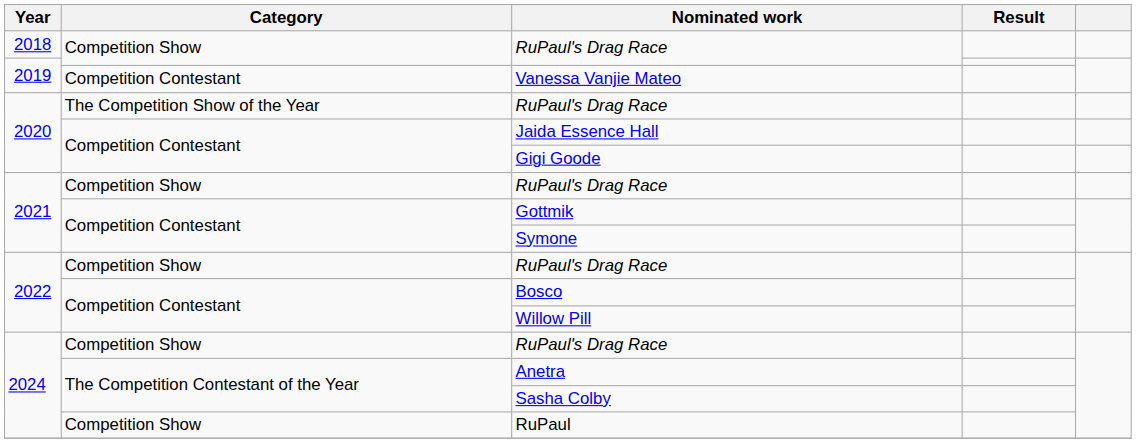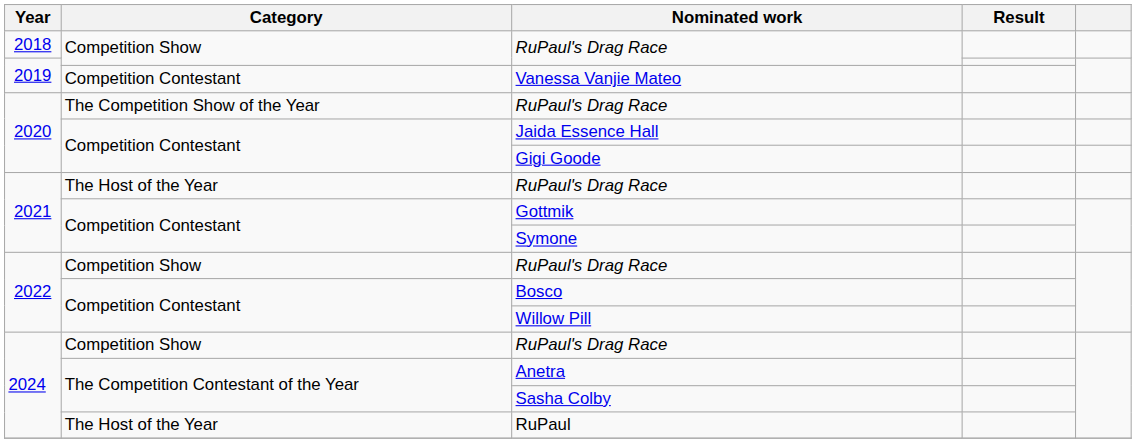(133, 185) Competition Show -> (141, 185) The Host of the Year
(133, 425) Competition Show -> (141, 425) The Host of the Year
